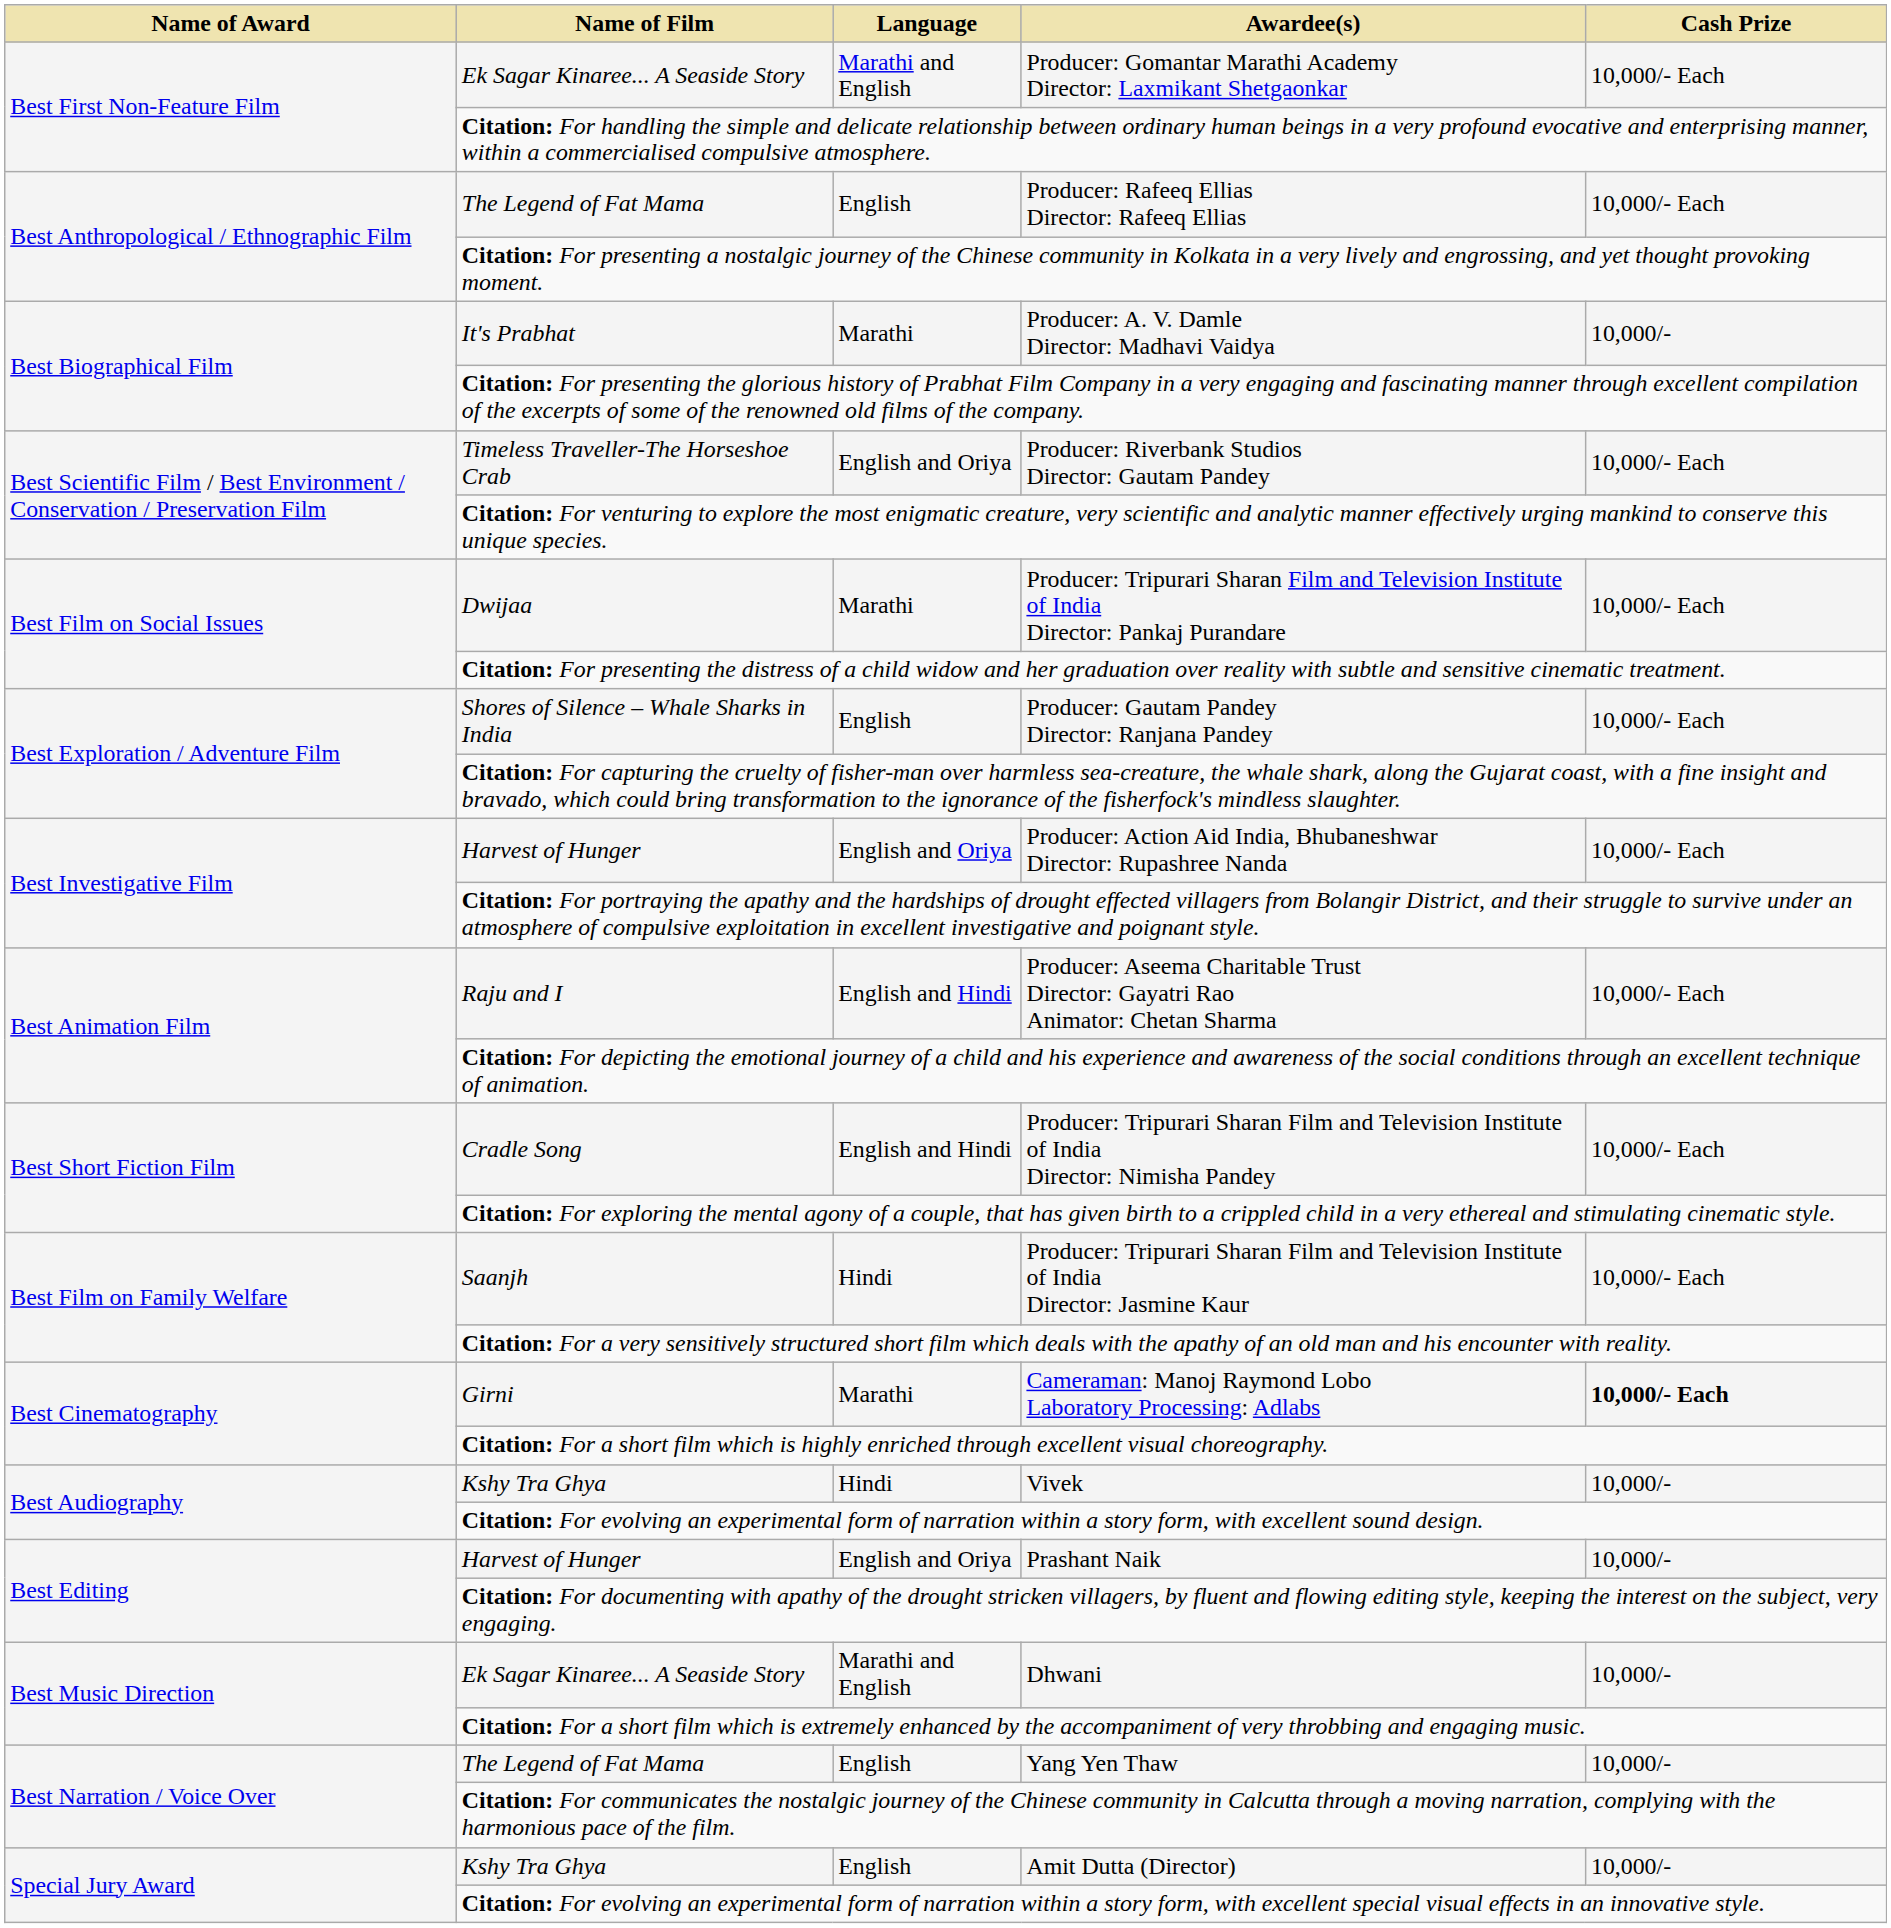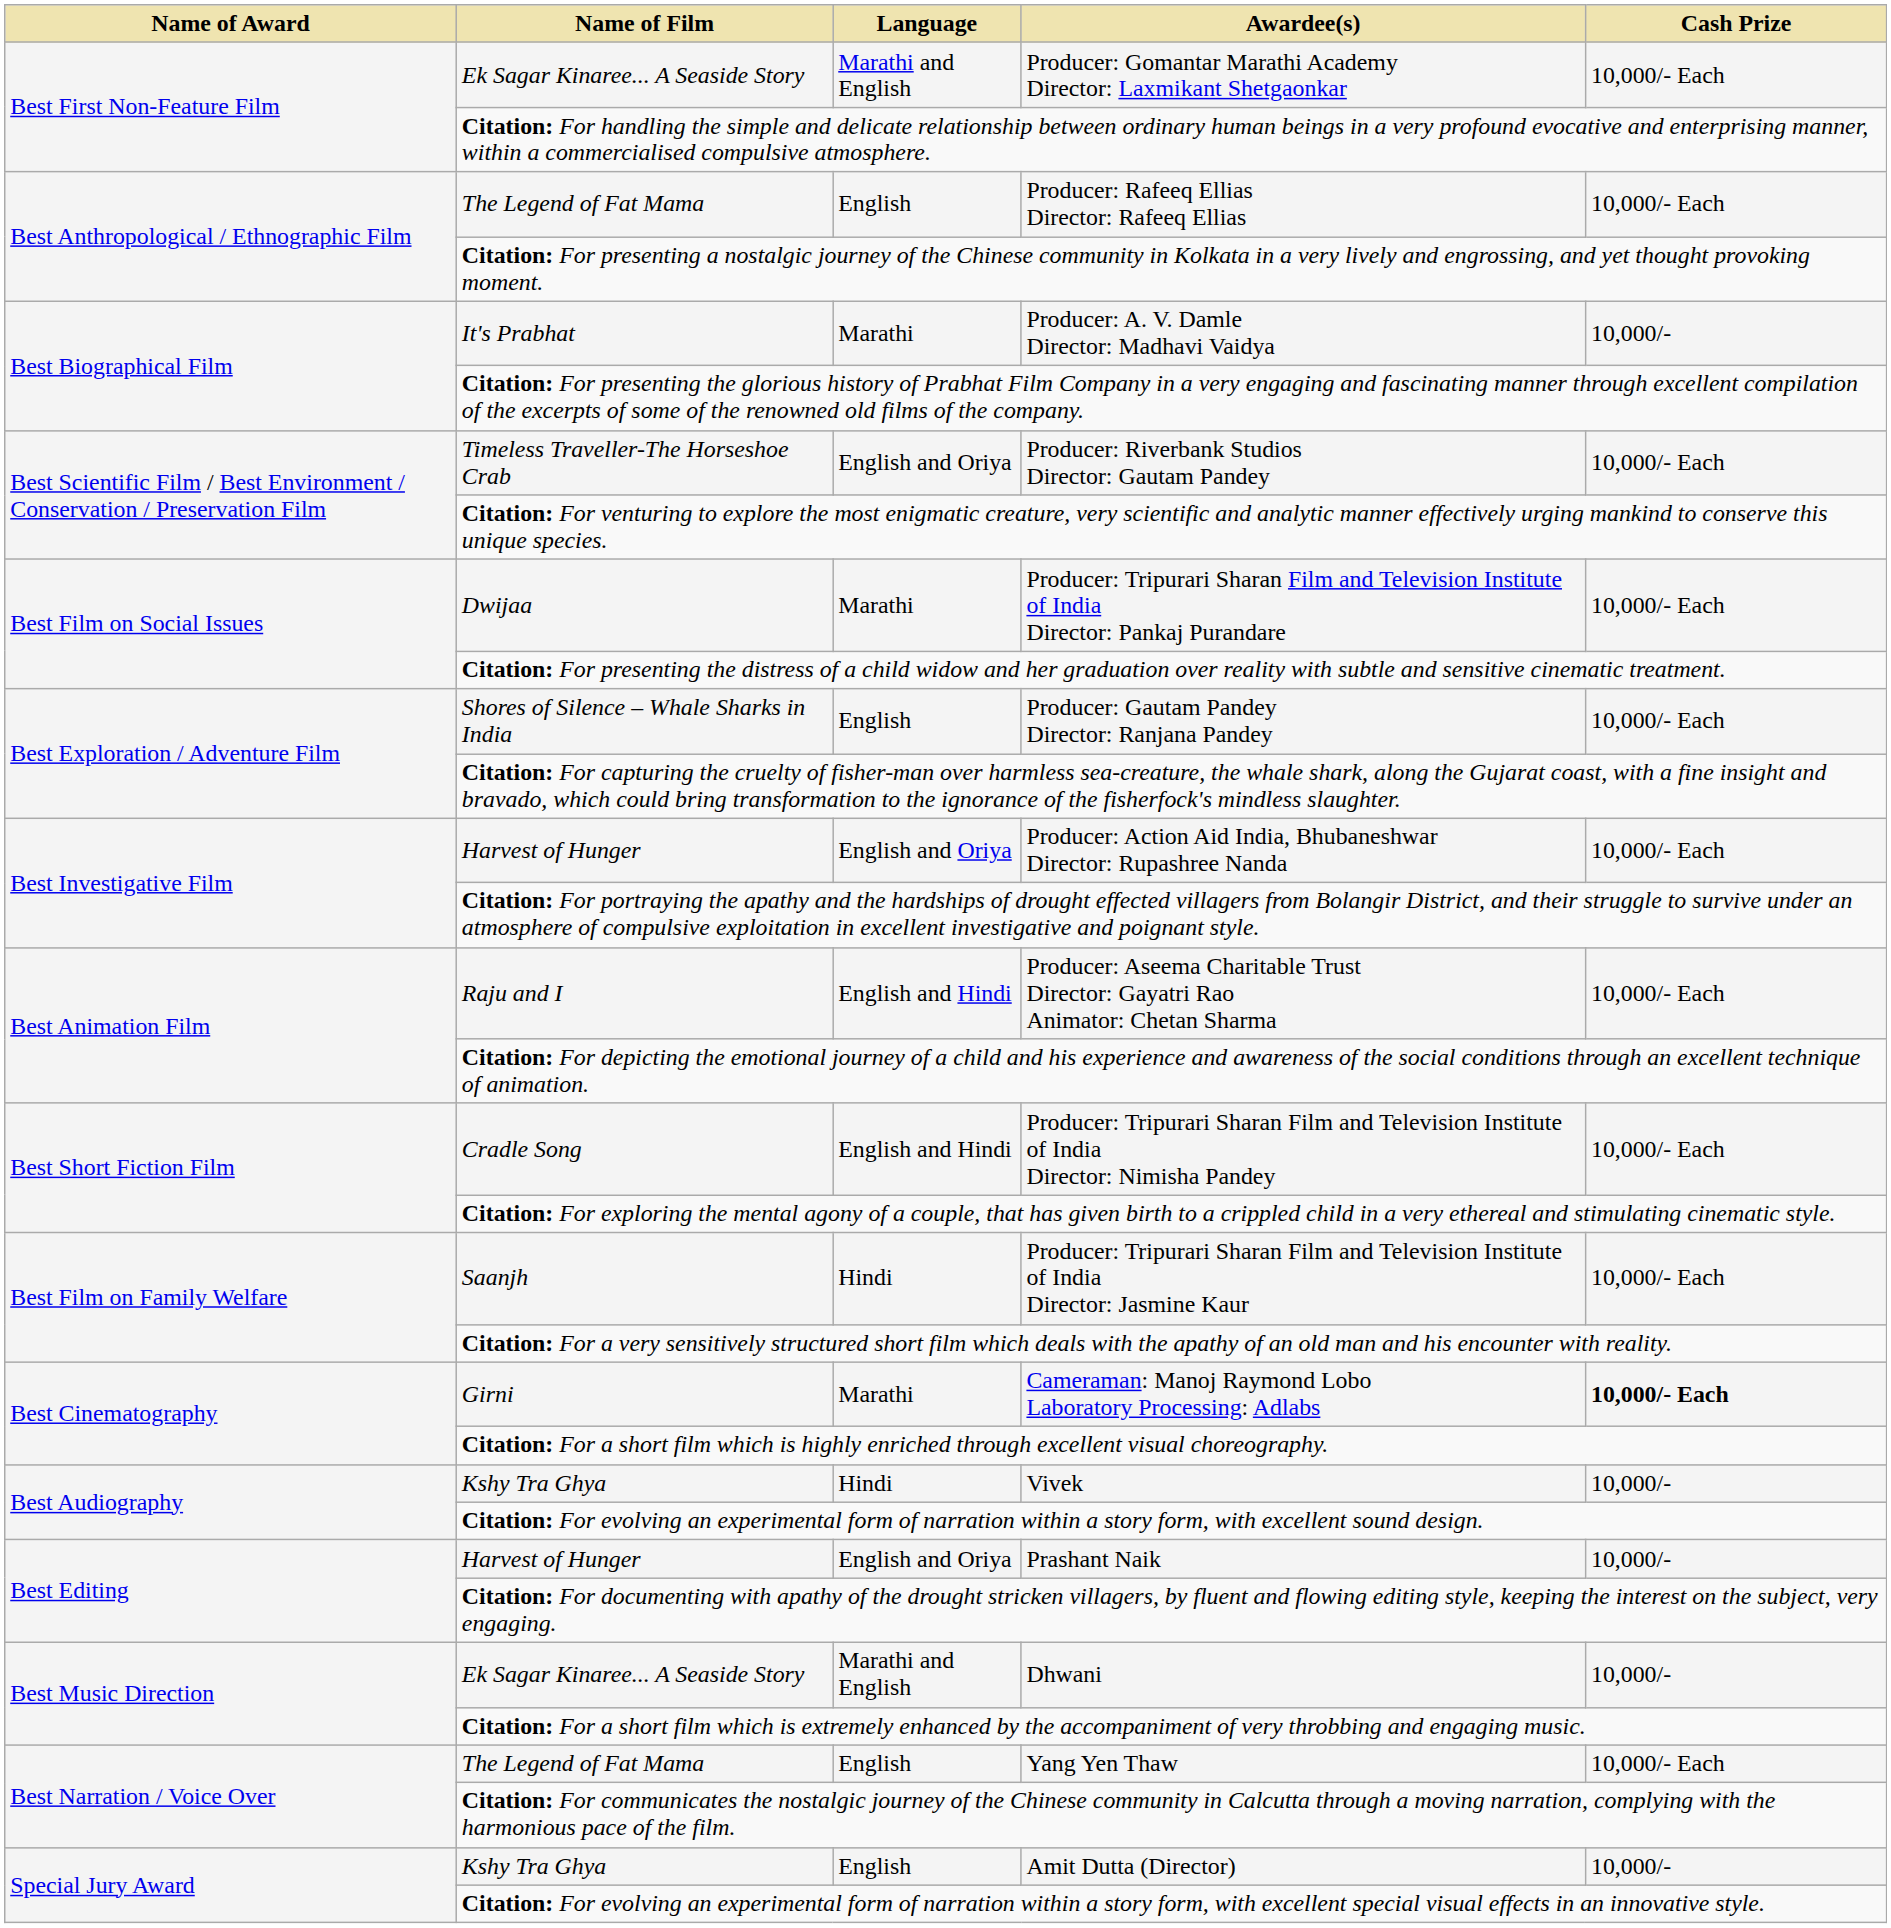(1631, 1763) 10,000/- -> (1658, 1763) 10,000/- Each
